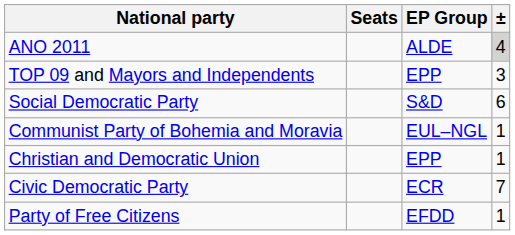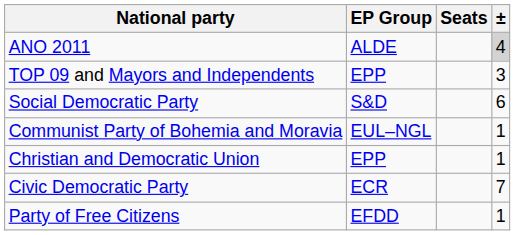columns swapped: (447, 18) <-> (374, 18)
